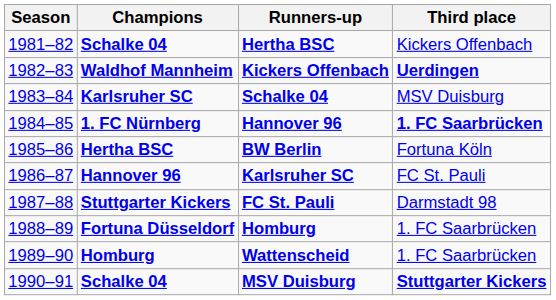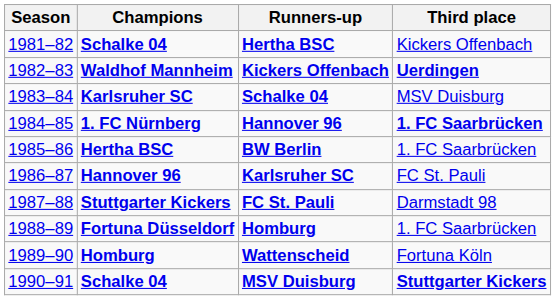(444, 149) Fortuna Köln -> (466, 149) 1. FC Saarbrücken
(466, 255) 1. FC Saarbrücken -> (444, 255) Fortuna Köln
